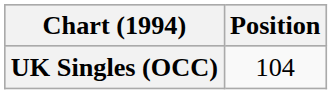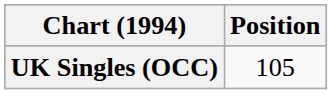(275, 66) 104 -> (275, 66) 105
